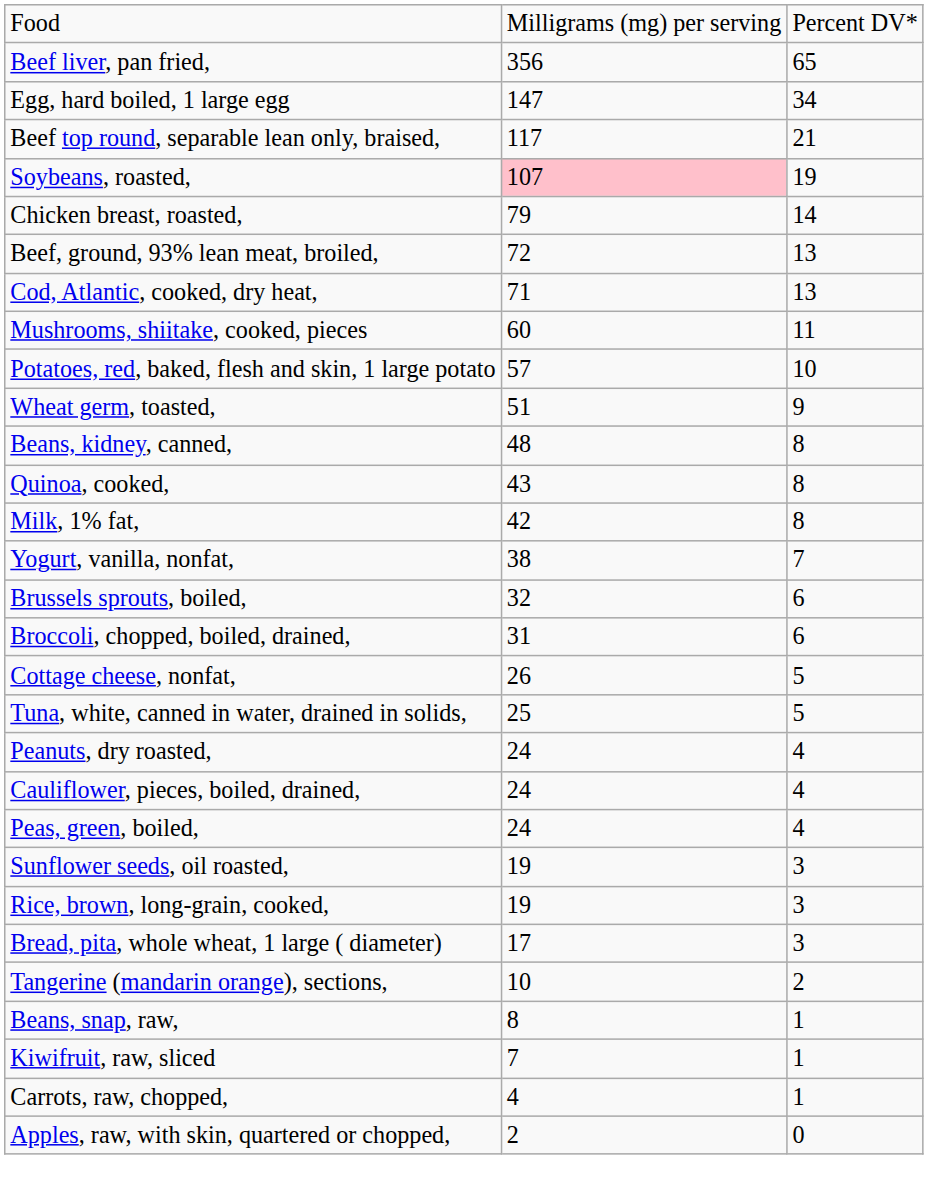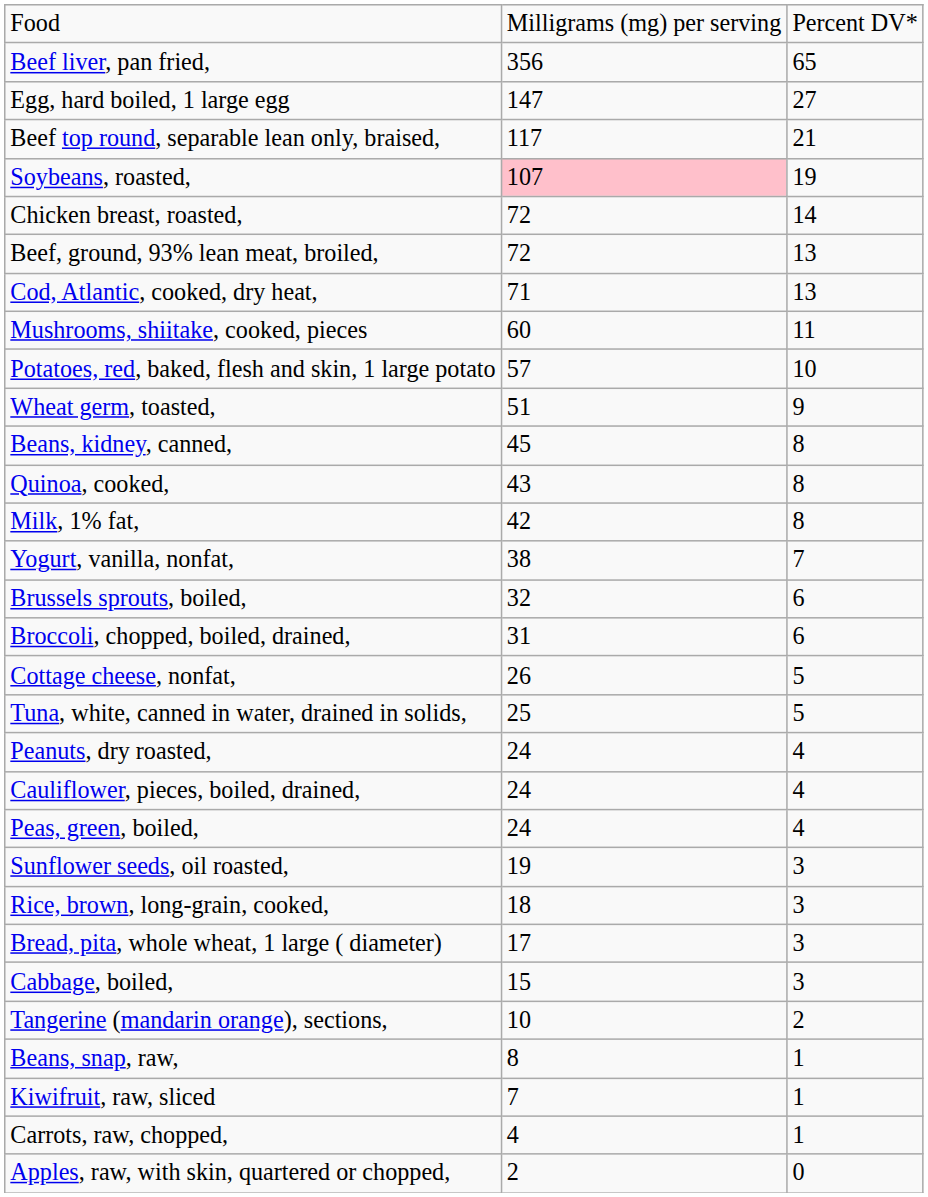(804, 100) 34 -> (804, 100) 27
(519, 215) 79 -> (519, 215) 72
(519, 445) 48 -> (519, 445) 45
(519, 904) 19 -> (519, 904) 18
+ row: (92, 981)
